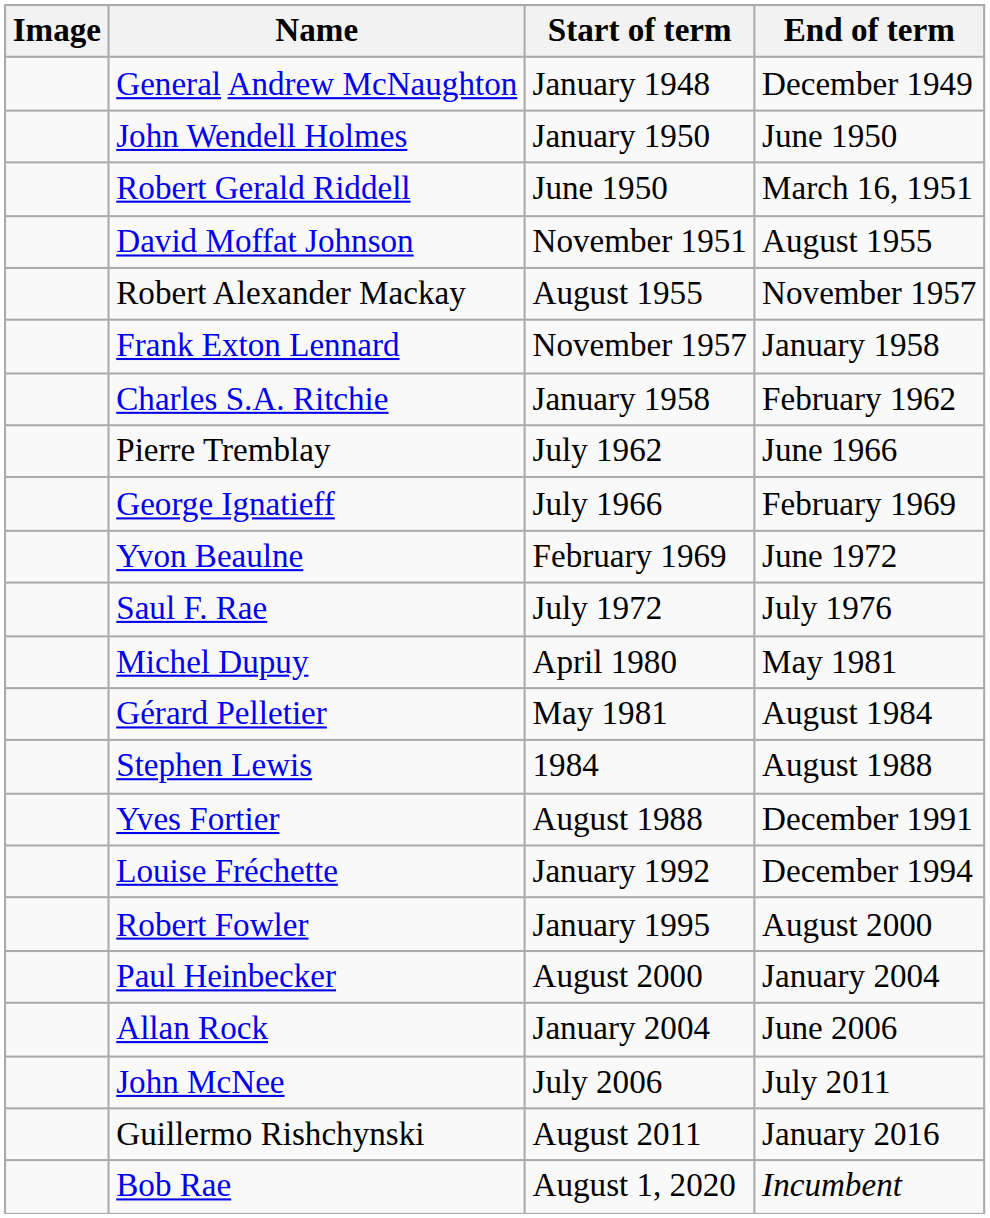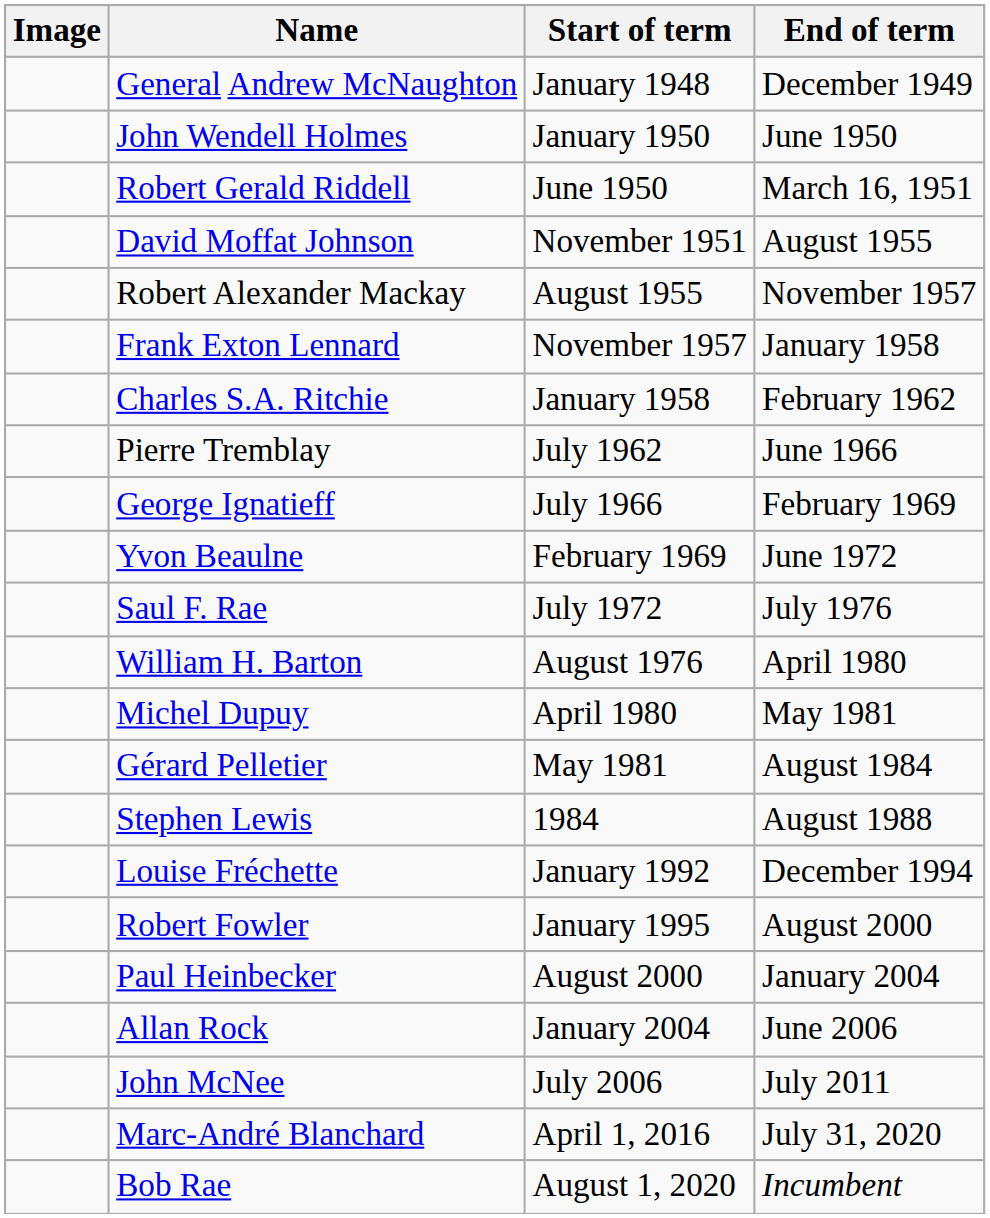+ row: (239, 661)
- row: (198, 818)
- row: (270, 1133)
+ row: (270, 1133)
